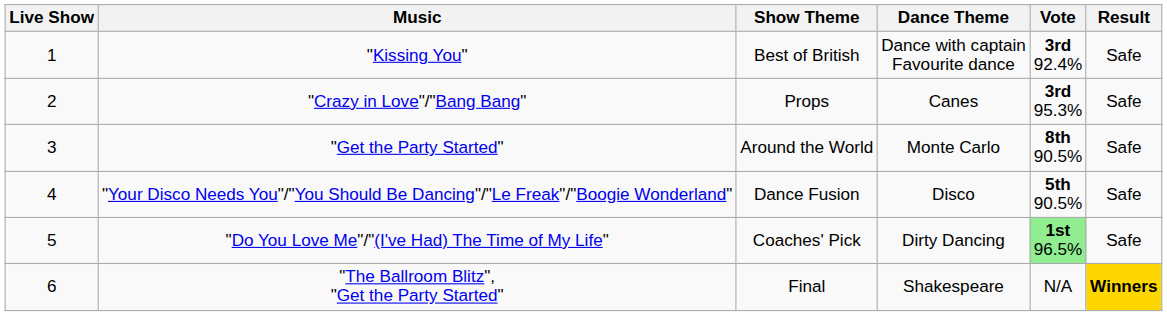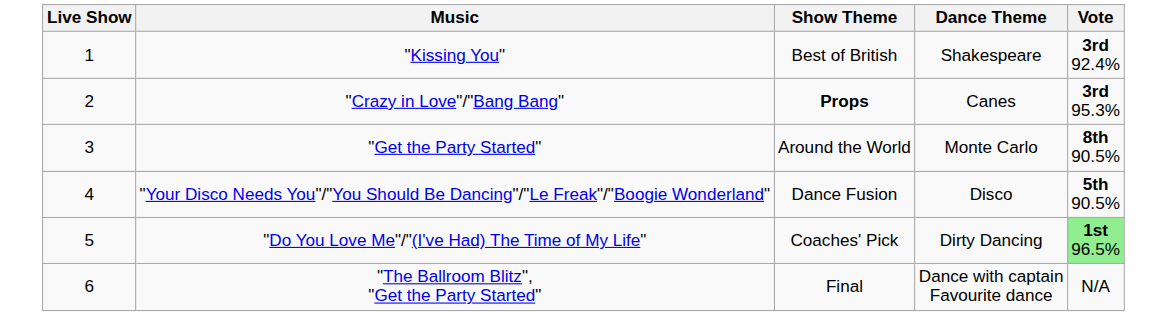- column: (1124, 18)
(953, 54) Dance with captain Favourite dance -> (991, 54) Shakespeare
(807, 101) normal -> (844, 101) bold
(953, 286) Shakespeare -> (991, 286) Dance with captain Favourite dance
